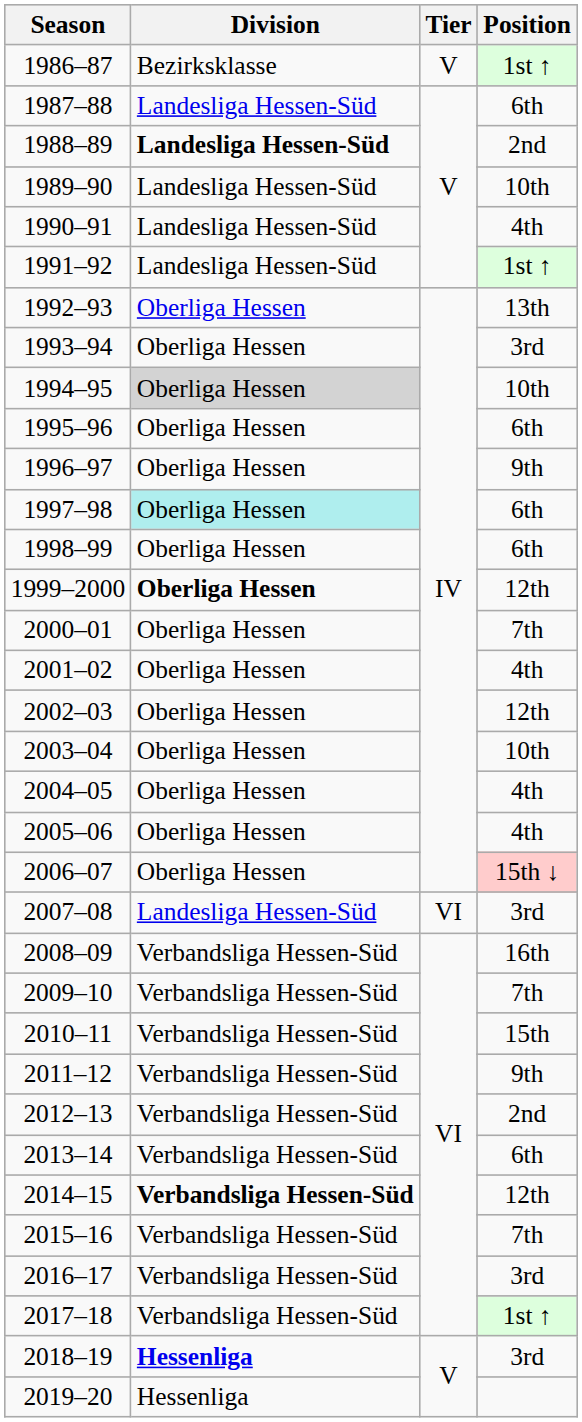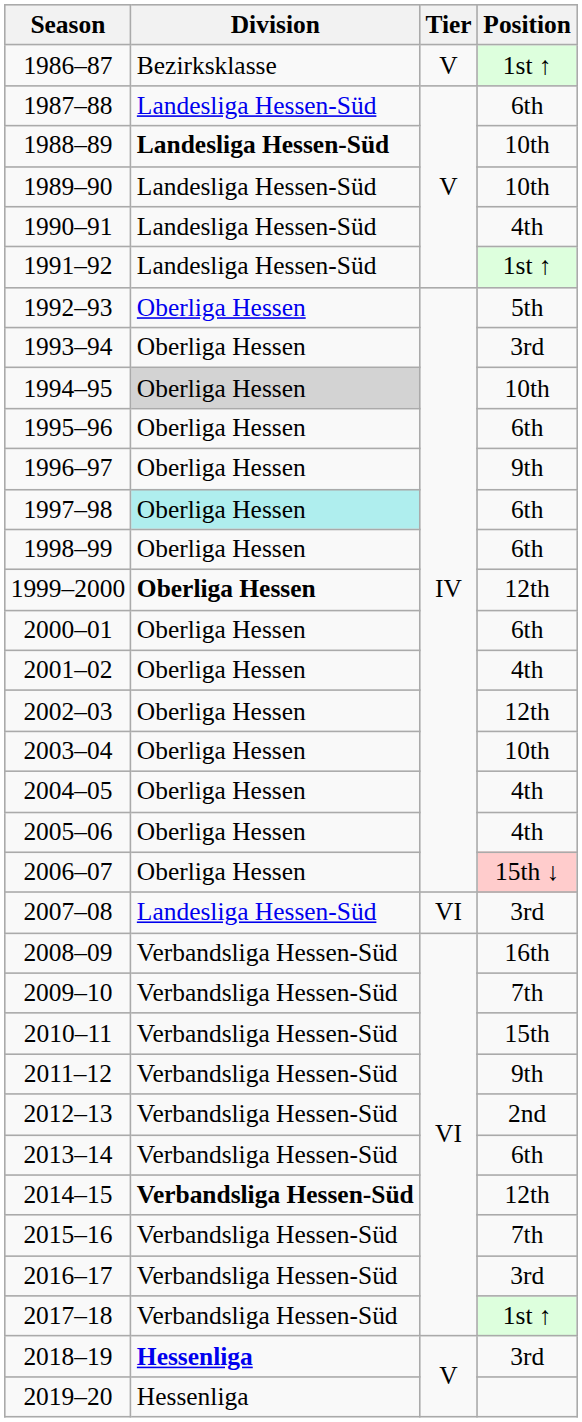(527, 145) 2nd -> (527, 145) 10th
(527, 307) 13th -> (527, 307) 5th
(527, 629) 7th -> (527, 629) 6th
